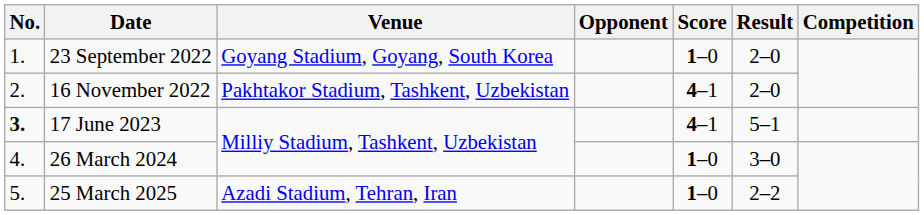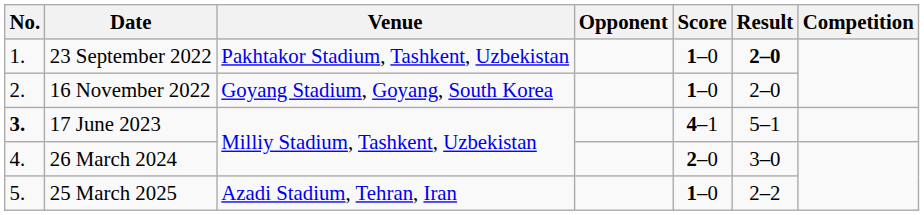(387, 56) Goyang Stadium, Goyang, South Korea -> (395, 56) Pakhtakor Stadium, Tashkent, Uzbekistan
(765, 56) normal -> (765, 56) bold
(395, 90) Pakhtakor Stadium, Tashkent, Uzbekistan -> (387, 90) Goyang Stadium, Goyang, South Korea
(702, 90) 4–1 -> (702, 90) 1–0
(702, 159) 1–0 -> (702, 159) 2–0
